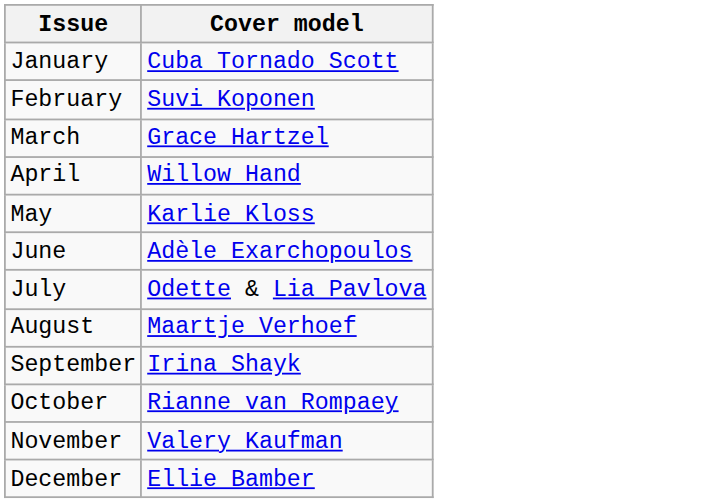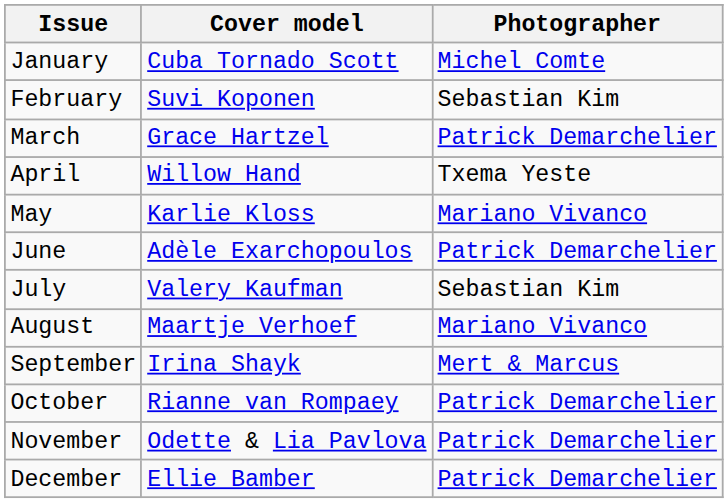+ column: (577, 24)
(287, 289) Odette & Lia Pavlova -> (245, 289) Valery Kaufman
(245, 441) Valery Kaufman -> (287, 441) Odette & Lia Pavlova
